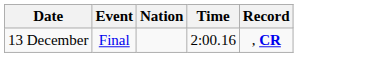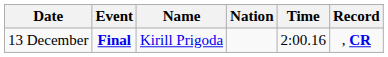+ column: (182, 16)
(114, 40) normal -> (114, 40) bold
